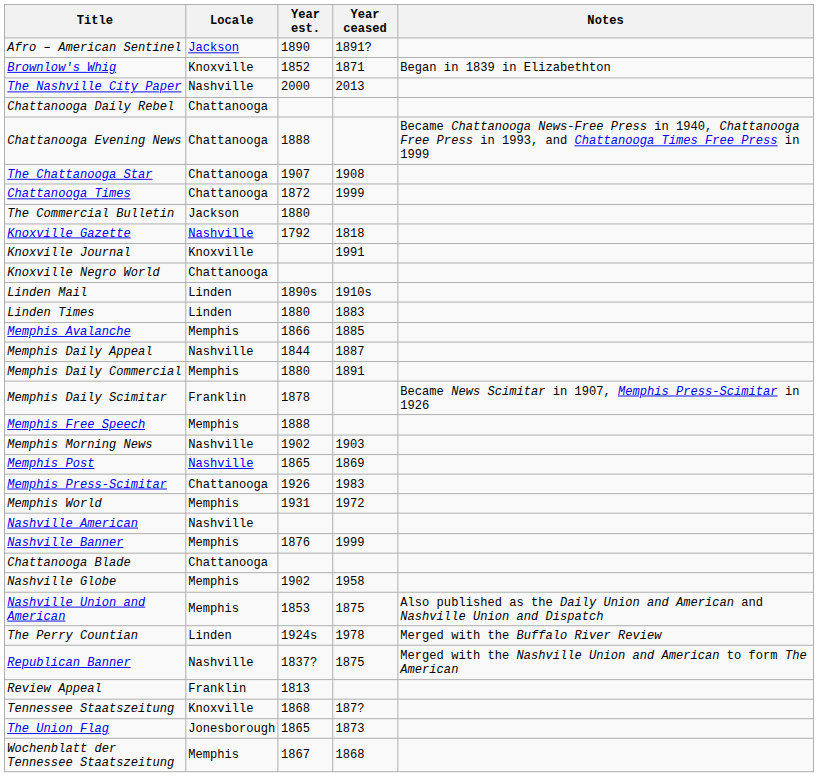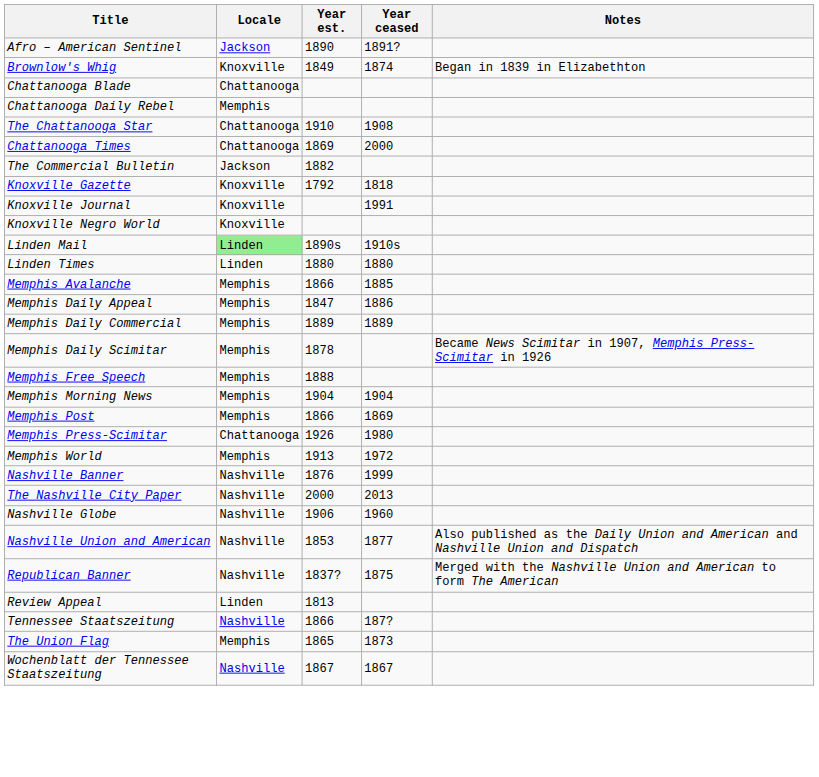(296, 68) 1852 -> (319, 68) 1849
(350, 68) 1871 -> (379, 68) 1874
rows swapped: (69, 563) <-> (94, 87)
(228, 107) Chattanooga -> (245, 107) Memphis
- row: (94, 141)
(296, 174) 1907 -> (319, 127) 1910
(296, 194) 1872 -> (319, 146) 1869
(350, 194) 1999 -> (379, 146) 2000
(296, 214) 1880 -> (319, 166) 1882
(221, 234) Nashville -> (252, 186) Knoxville
(228, 273) Chattanooga -> (252, 225) Knoxville
(210, 293) no background -> (241, 245) lightgreen background
(350, 312) 1883 -> (379, 265) 1880
(221, 352) Nashville -> (245, 304) Memphis
(296, 352) 1844 -> (319, 304) 1847
(350, 352) 1887 -> (379, 304) 1886
(296, 371) 1880 -> (319, 324) 1889
(350, 371) 1891 -> (379, 324) 1889
(217, 398) Franklin -> (245, 351) Memphis
(221, 445) Nashville -> (245, 397) Memphis
(296, 445) 1902 -> (319, 397) 1904
(350, 445) 1903 -> (379, 397) 1904
(221, 464) Nashville -> (245, 417) Memphis
(296, 464) 1865 -> (319, 417) 1866
(350, 484) 1983 -> (379, 436) 1980
(296, 504) 1931 -> (319, 456) 1913
- row: (73, 523)
(214, 543) Memphis -> (252, 476) Nashville
(214, 582) Memphis -> (252, 515) Nashville
(296, 582) 1902 -> (319, 515) 1906
(350, 582) 1958 -> (379, 515) 1960
(214, 609) Memphis -> (252, 542) Nashville
(350, 609) 1875 -> (379, 542) 1877
- row: (73, 636)
(217, 689) Franklin -> (241, 602) Linden
(221, 709) Knoxville -> (252, 622) Nashville
(296, 709) 1868 -> (319, 622) 1866
(232, 729) Jonesborough -> (245, 642) Memphis
(214, 755) Memphis -> (252, 668) Nashville
(350, 755) 1868 -> (379, 668) 1867
